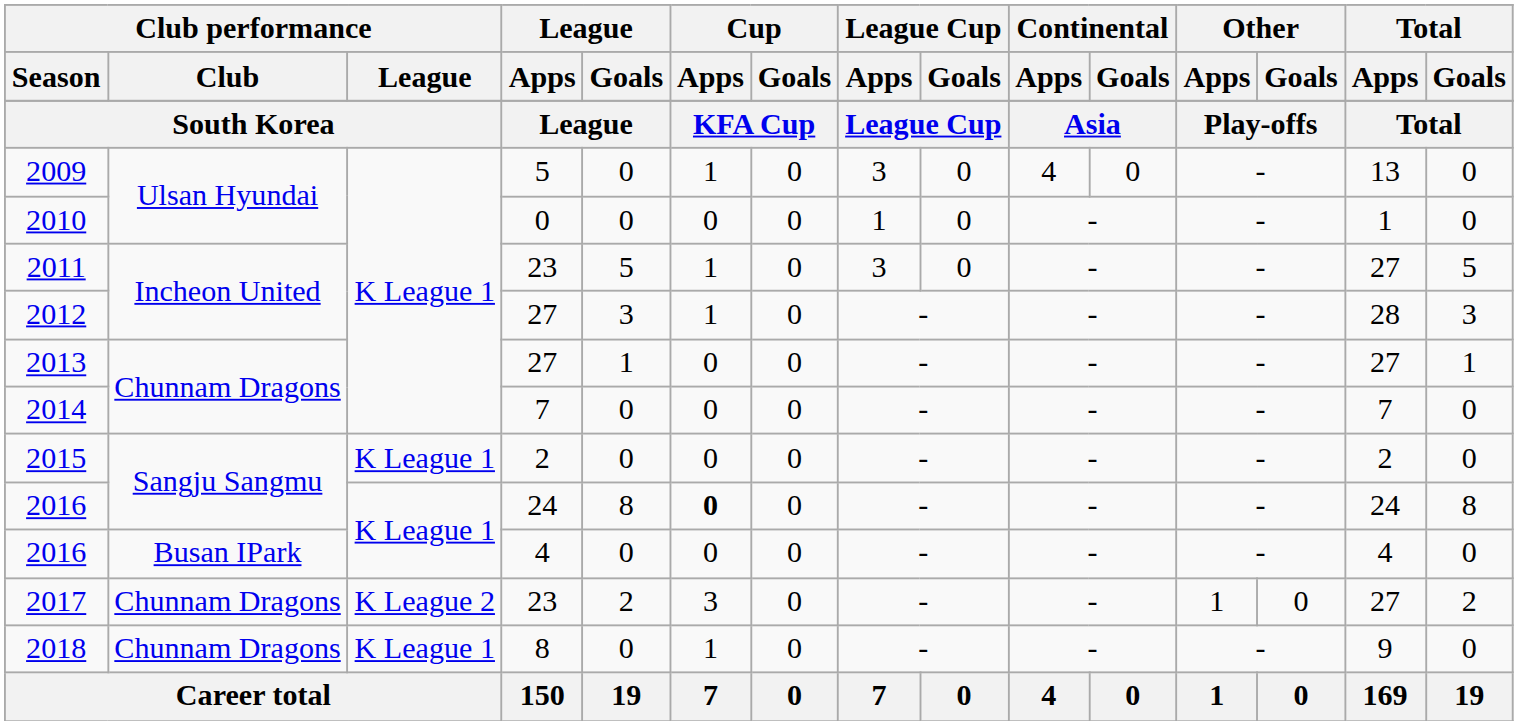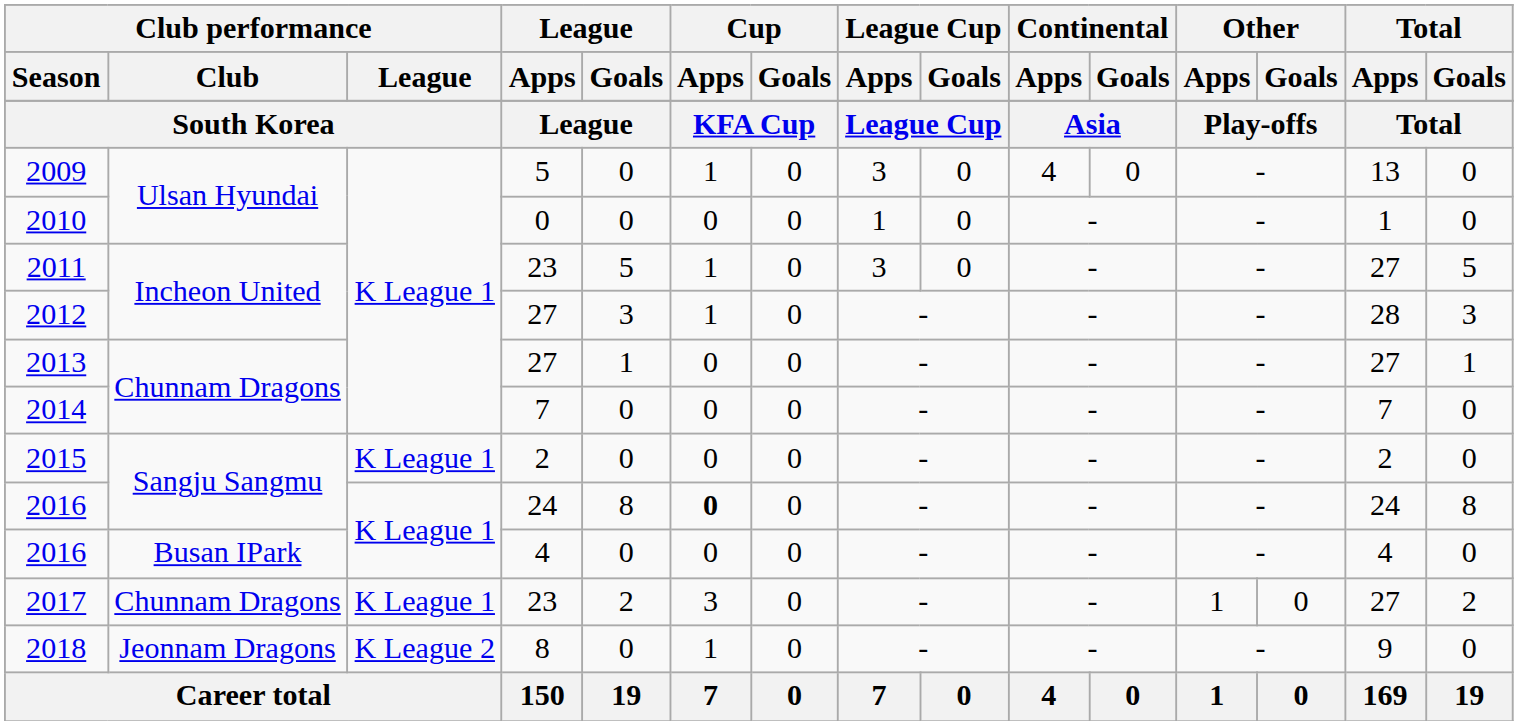(425, 600) K League 2 -> (425, 600) K League 1
(228, 648) Chunnam Dragons -> (228, 648) Jeonnam Dragons
(425, 648) K League 1 -> (425, 648) K League 2
